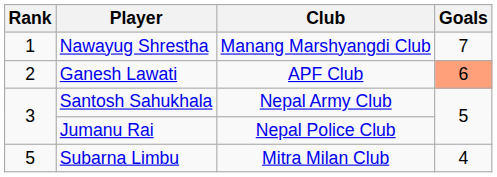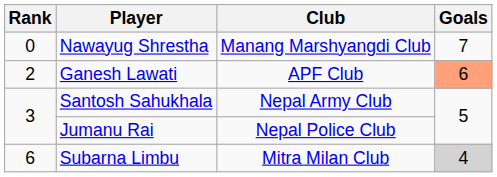(30, 46) 1 -> (30, 46) 0
(30, 158) 5 -> (30, 158) 6
(463, 158) no background -> (463, 158) lightgrey background
